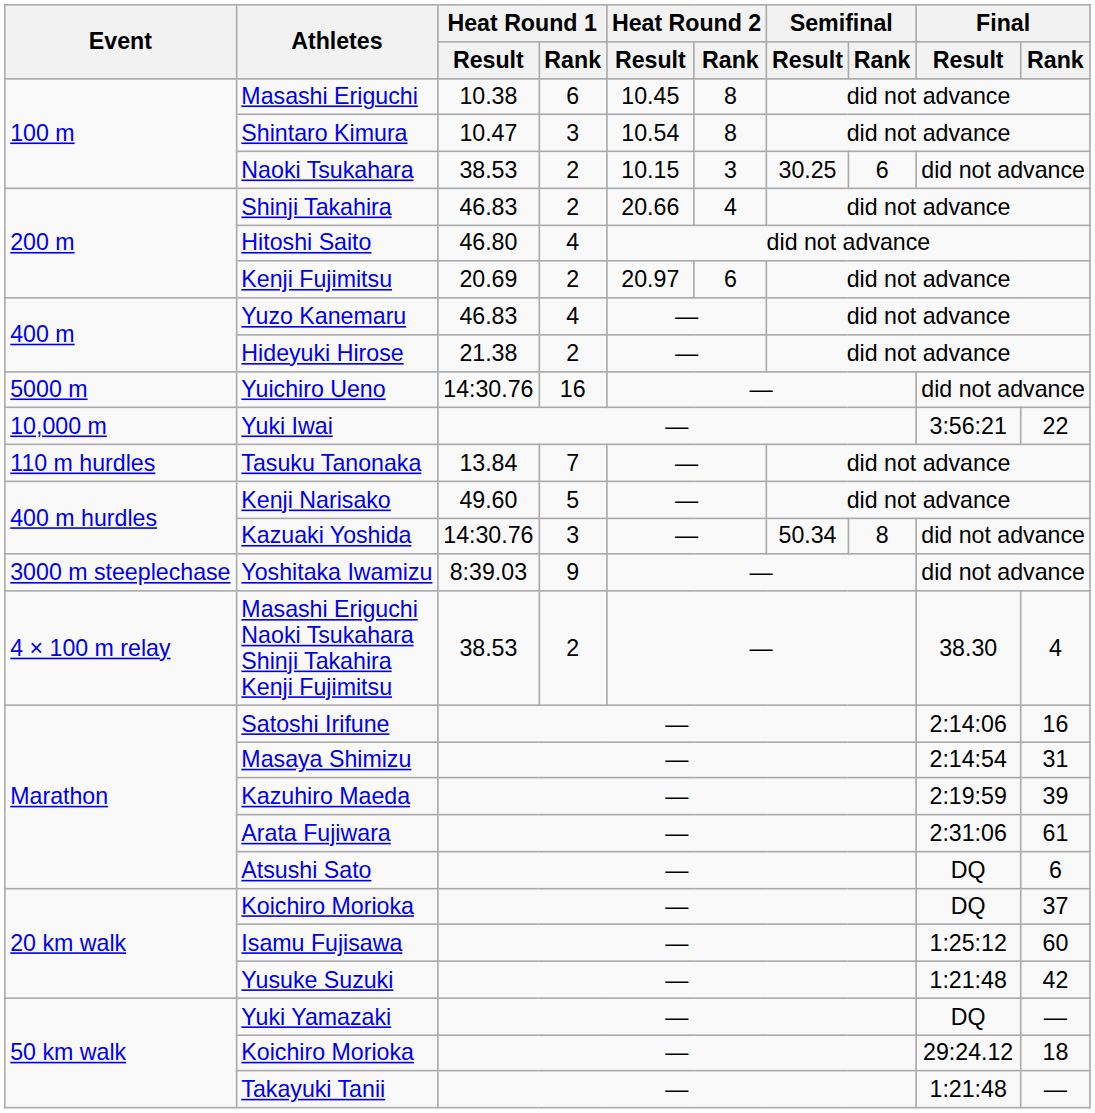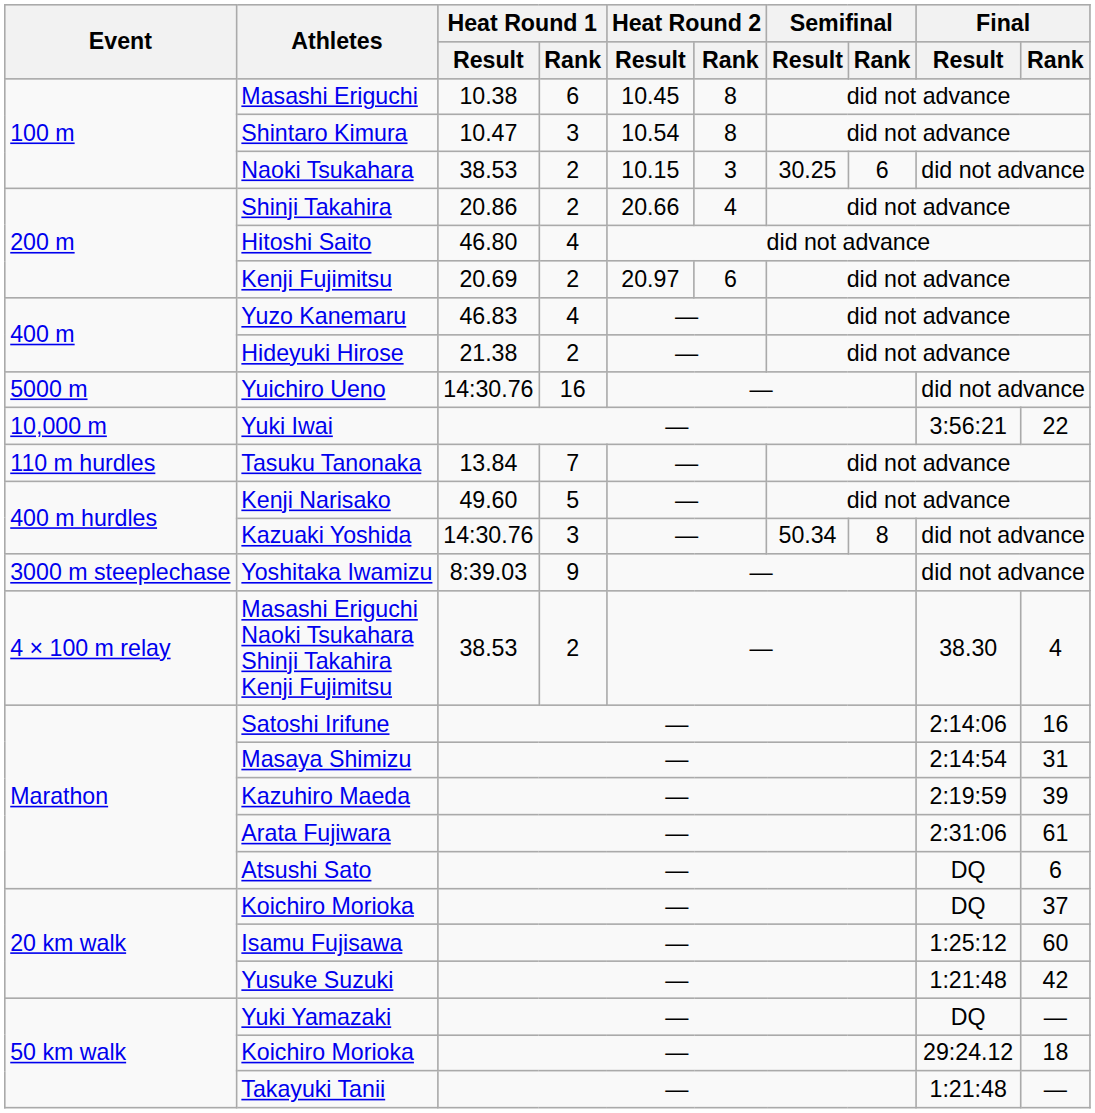(488, 207) 46.83 -> (488, 207) 20.86
